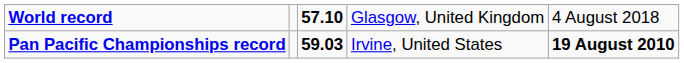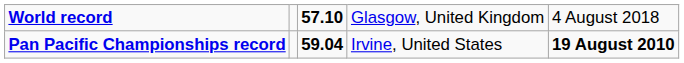(322, 44) 59.03 -> (322, 44) 59.04
